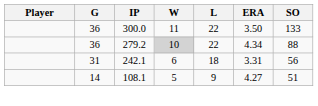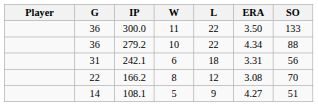(174, 45) lightgrey background -> (174, 45) no background
+ row: (134, 77)
